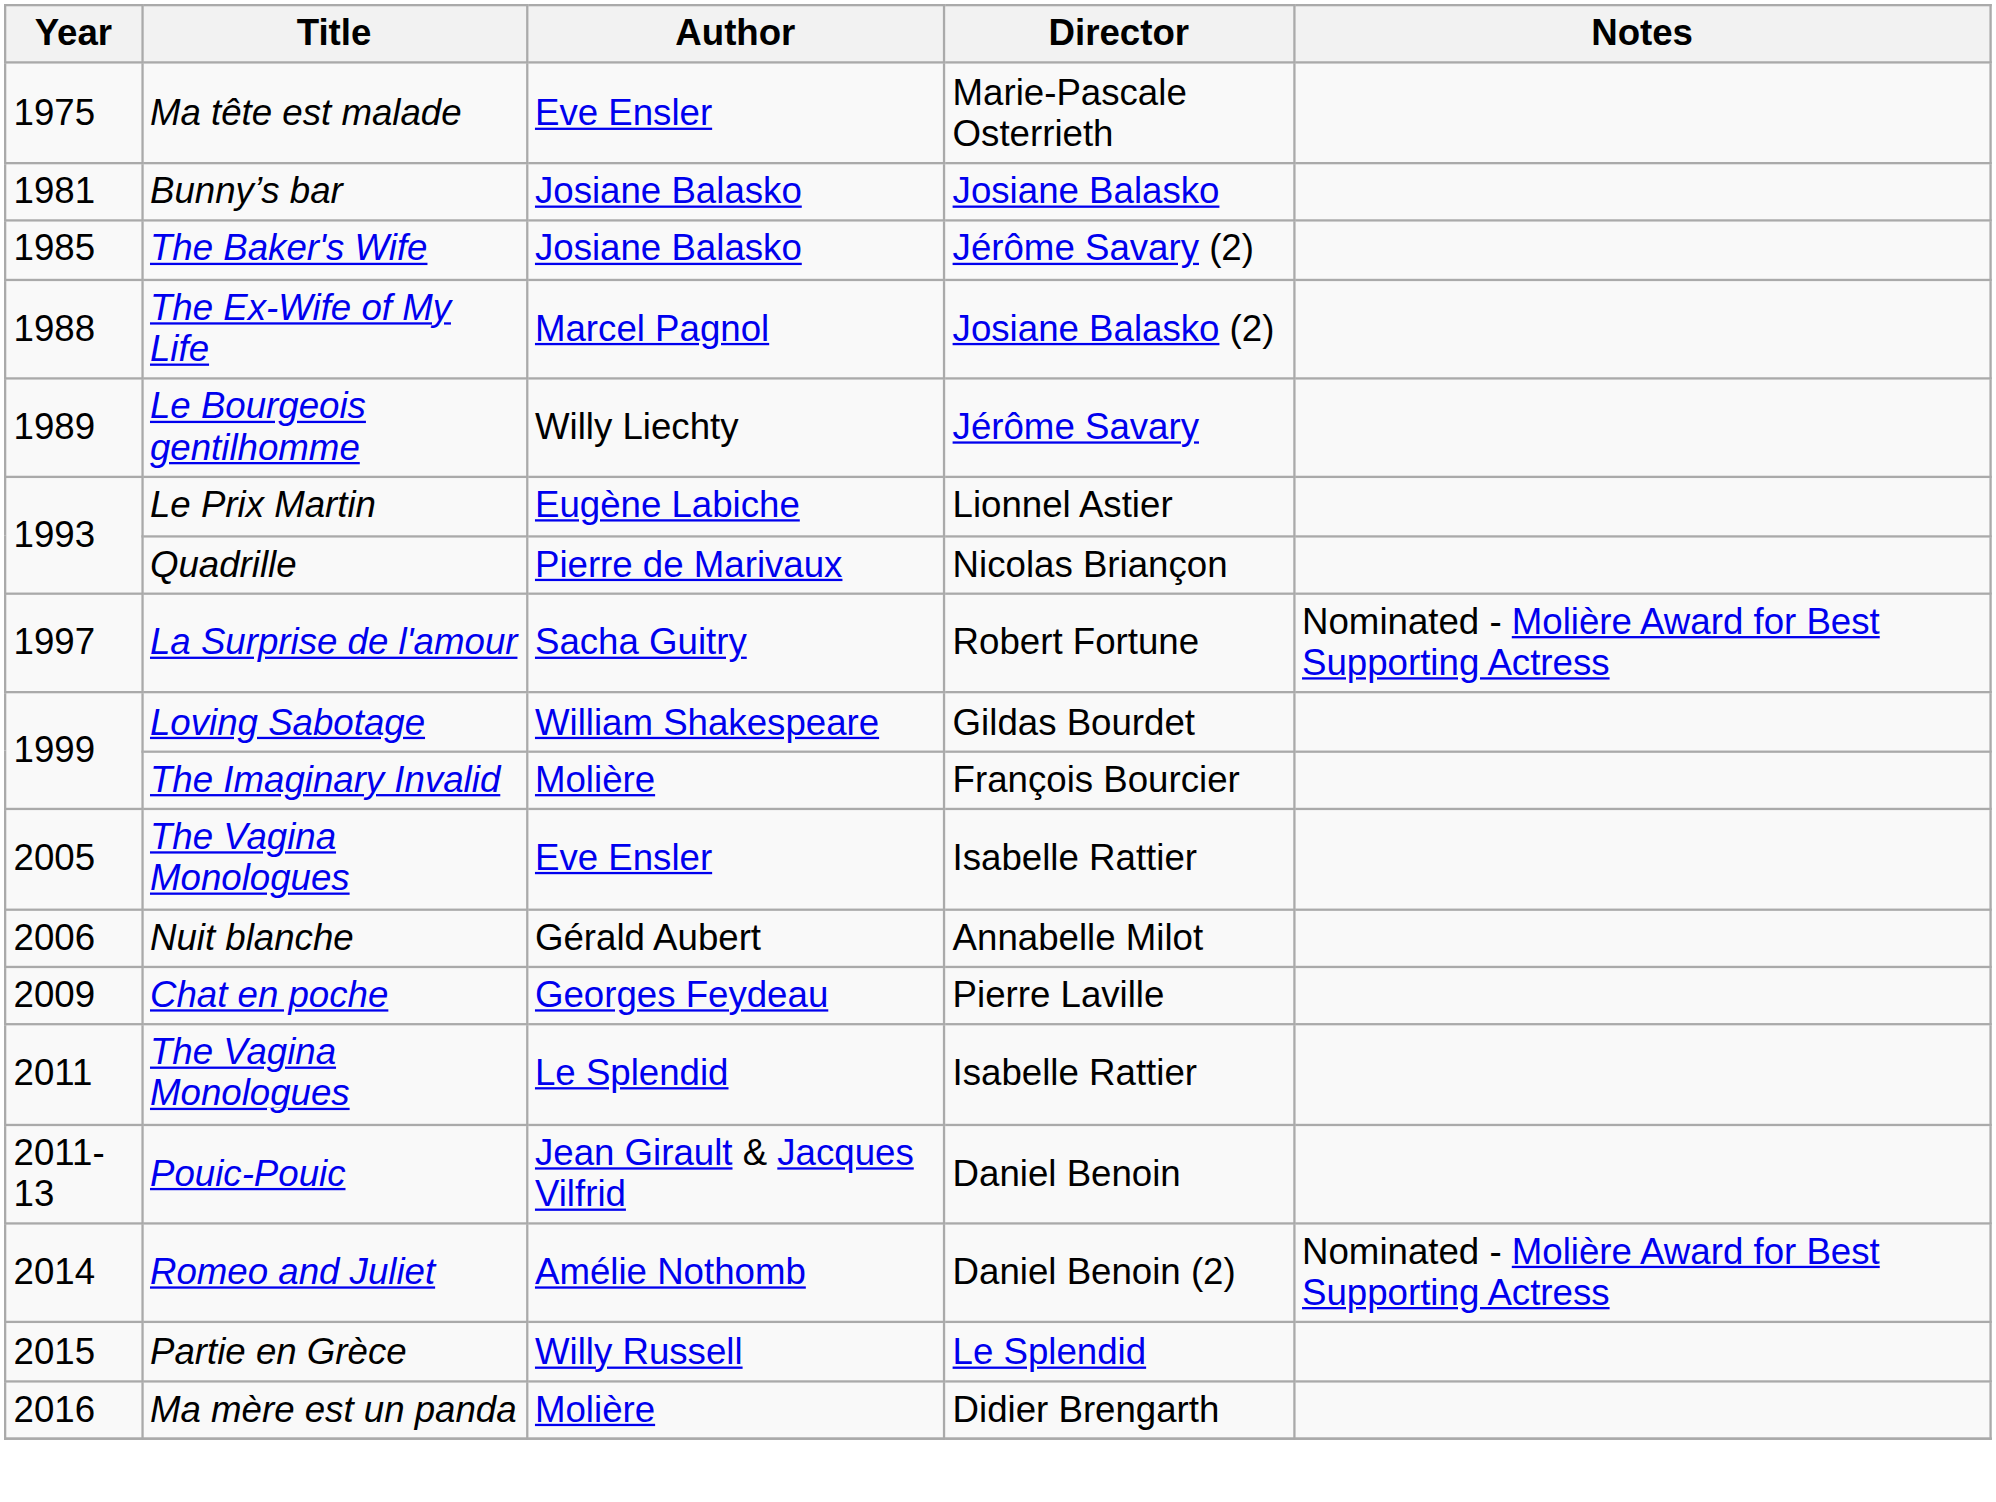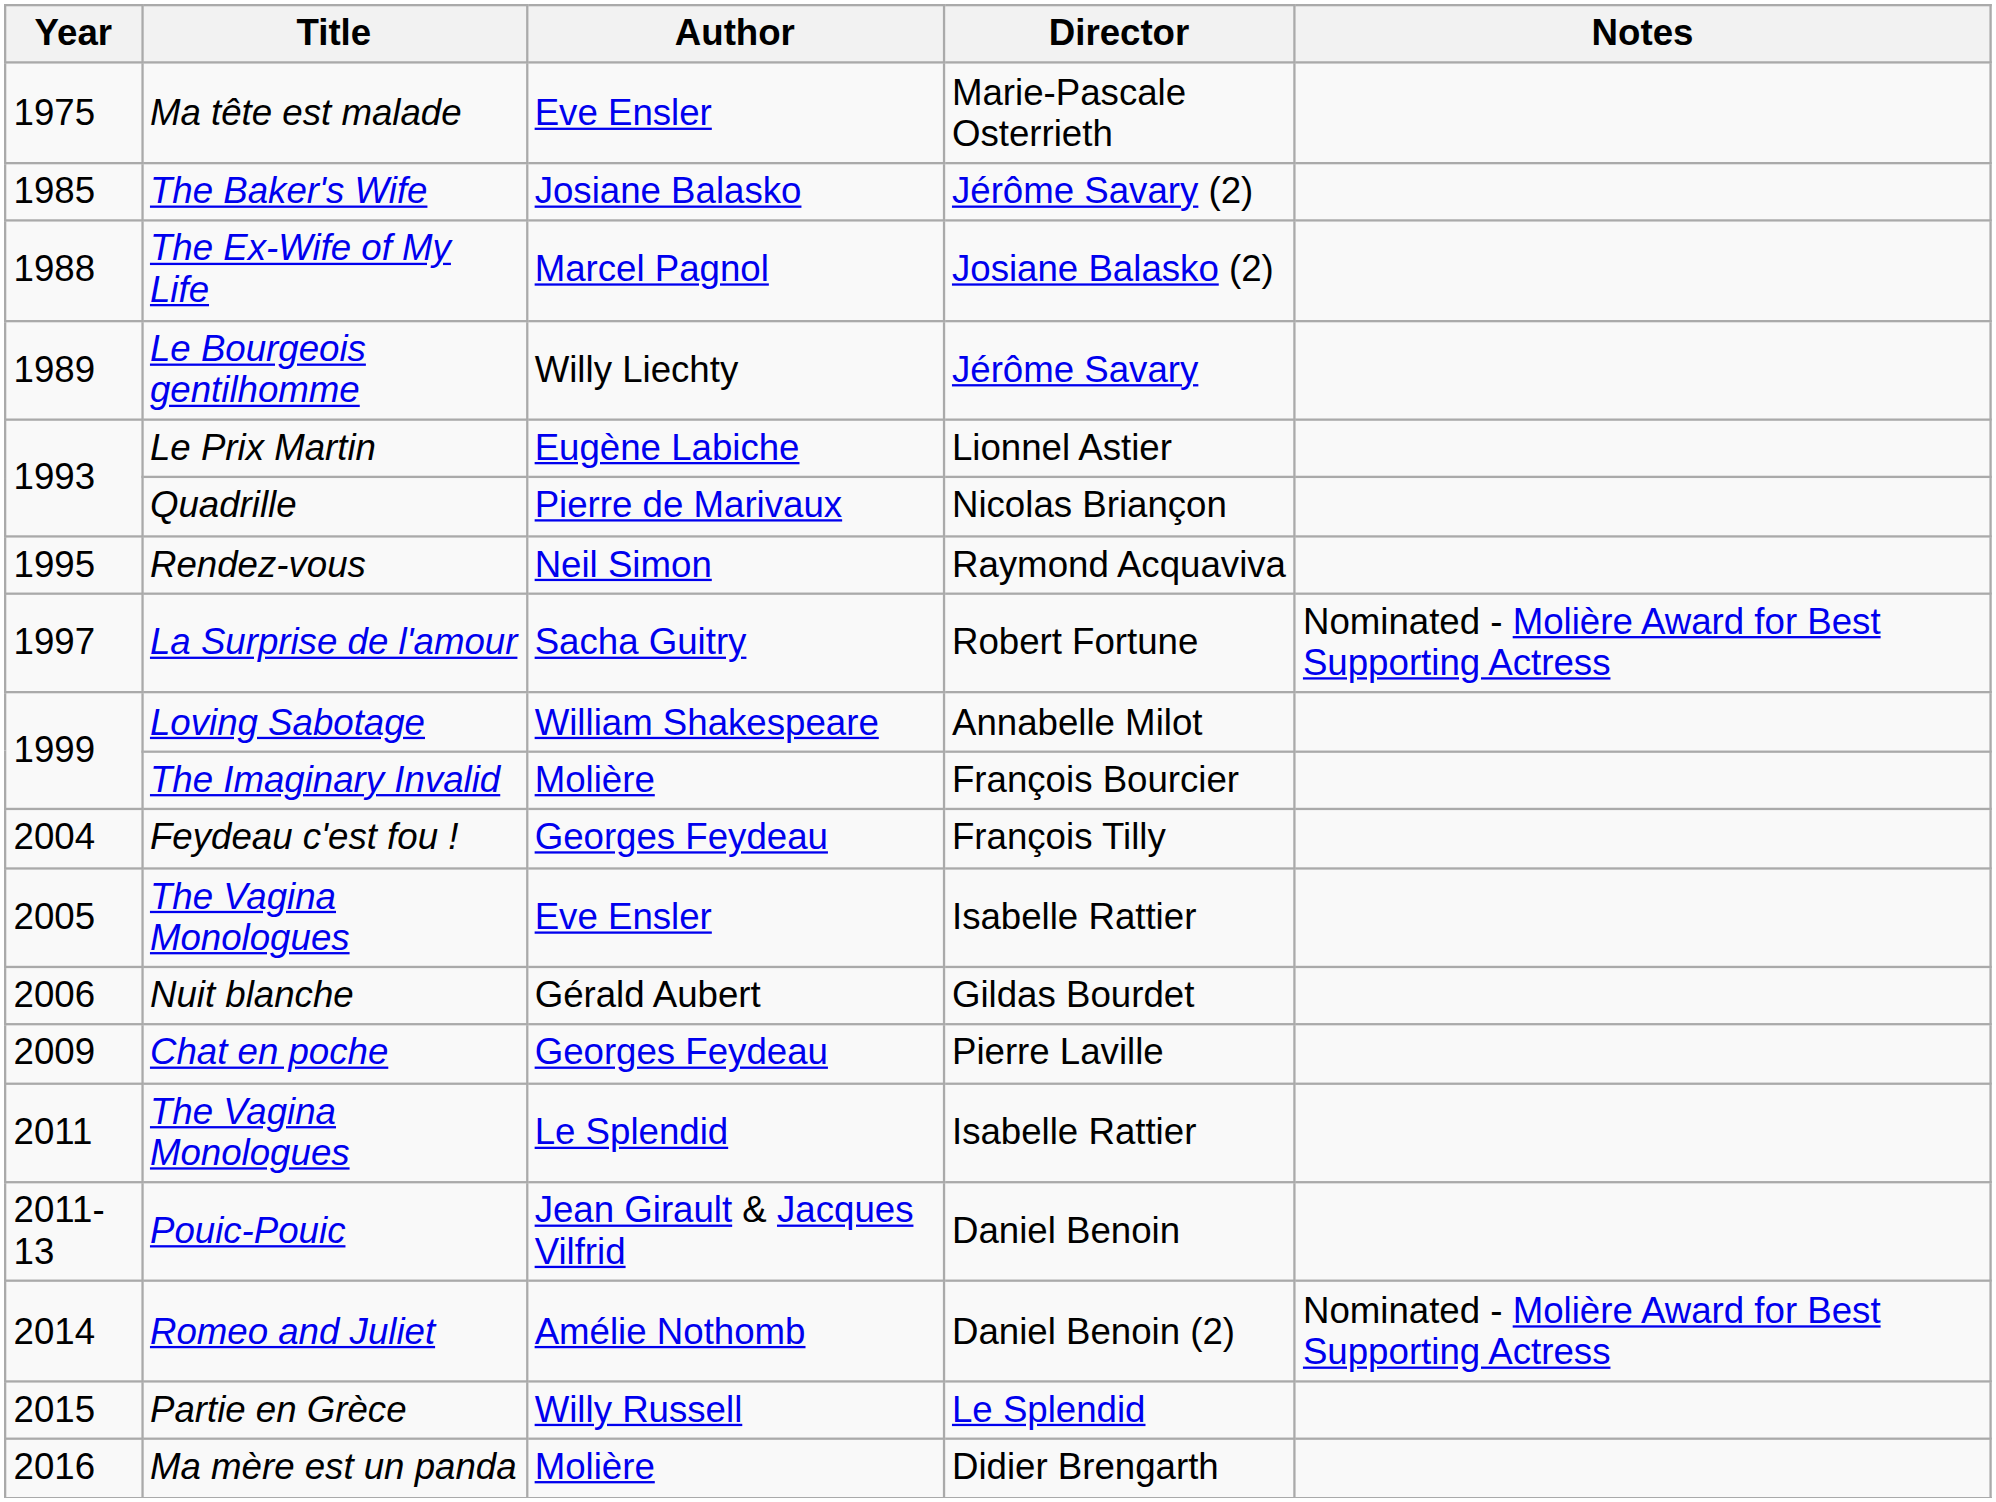- row: (54, 190)
+ row: (54, 563)
(1074, 721) Gildas Bourdet -> (1077, 721) Annabelle Milot
+ row: (54, 837)
(1078, 936) Annabelle Milot -> (1073, 995) Gildas Bourdet
